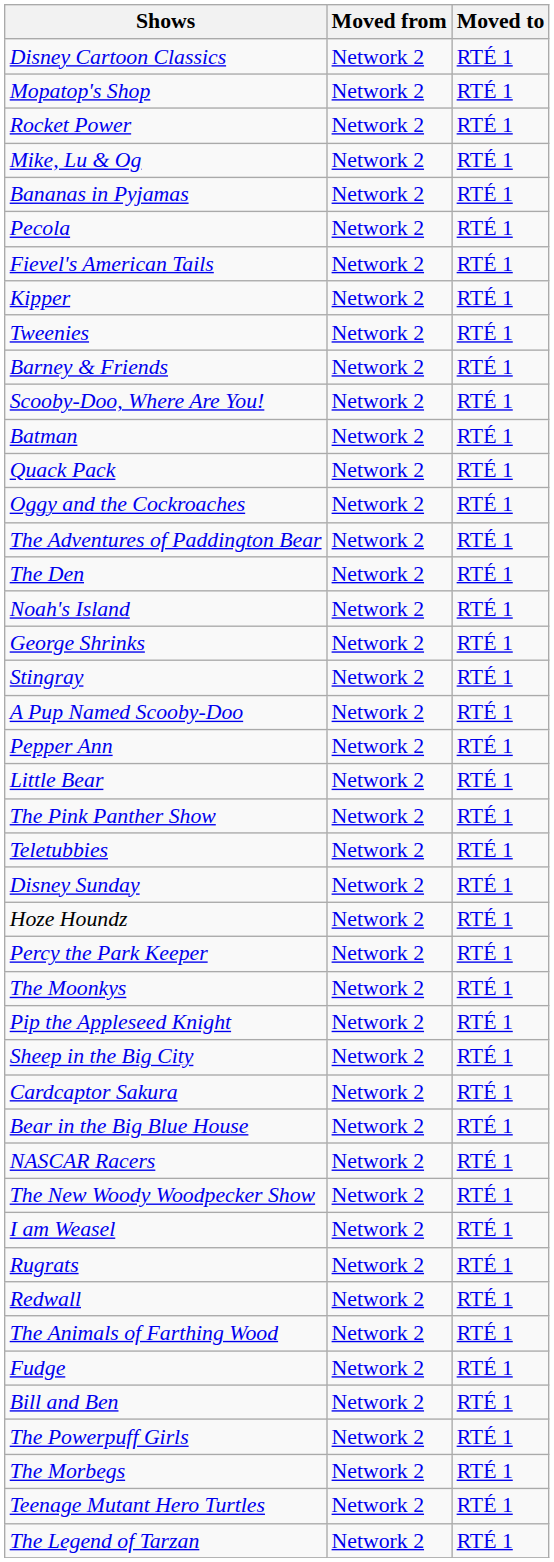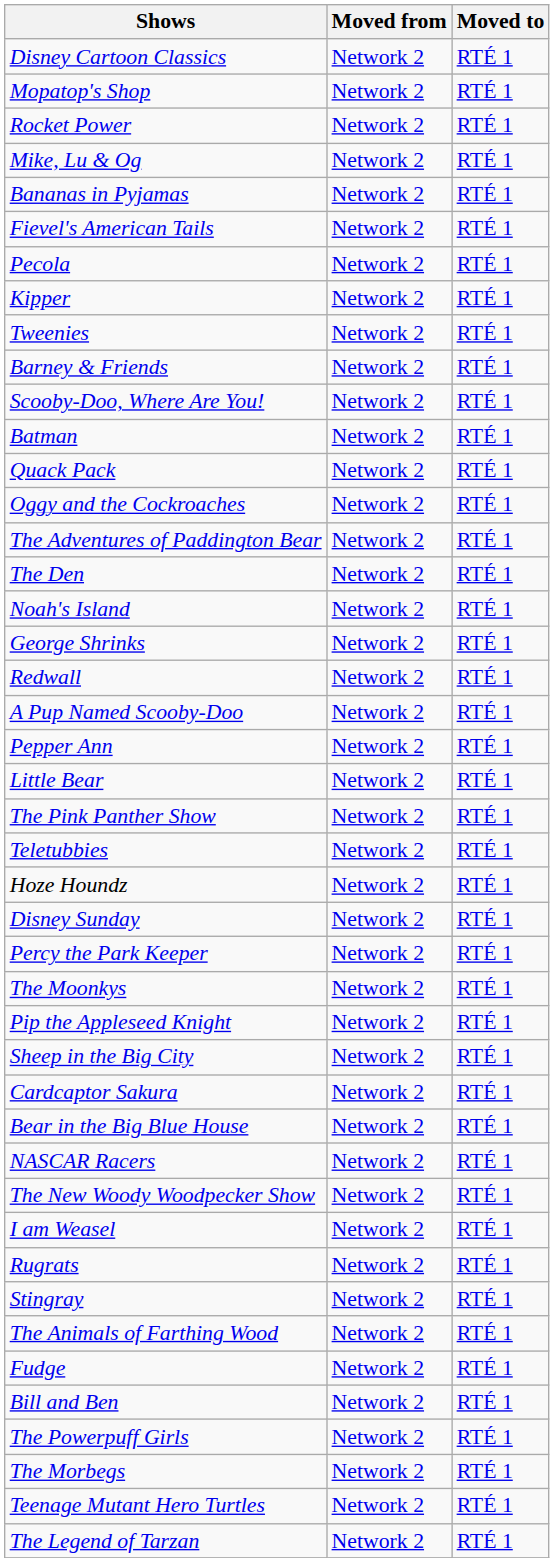rows swapped: (112, 263) <-> (40, 228)
rows swapped: (47, 677) <-> (45, 1298)
rows swapped: (75, 884) <-> (69, 919)
